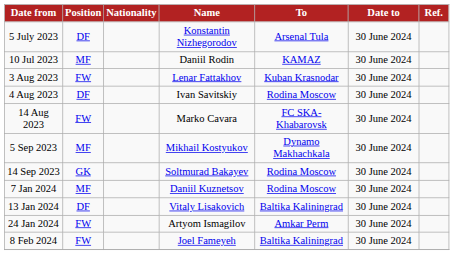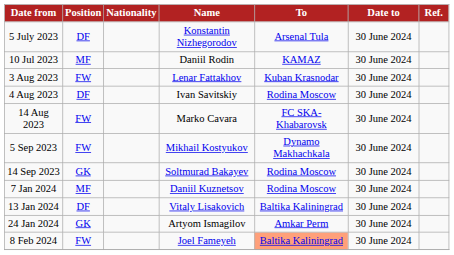(83, 148) MF -> (83, 148) FW
(83, 224) FW -> (83, 224) GK
(301, 241) no background -> (301, 241) lightsalmon background
